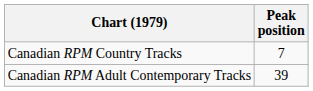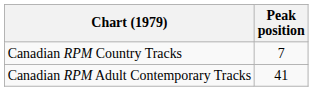(281, 75) 39 -> (281, 75) 41
